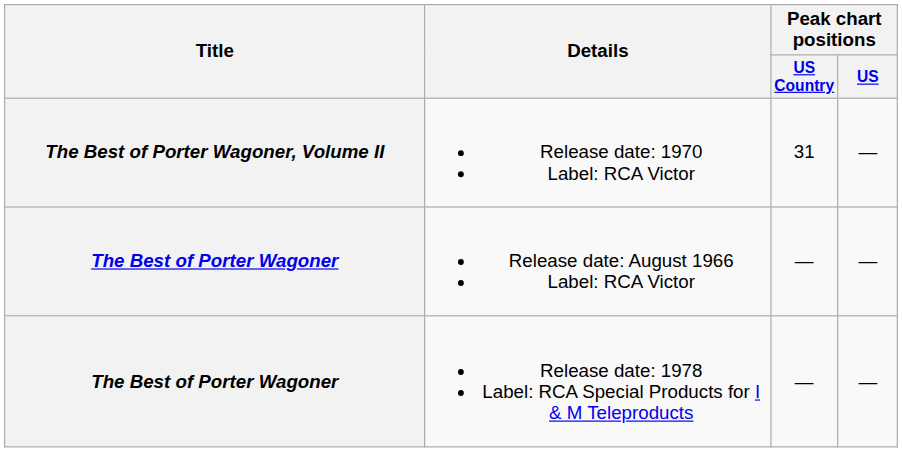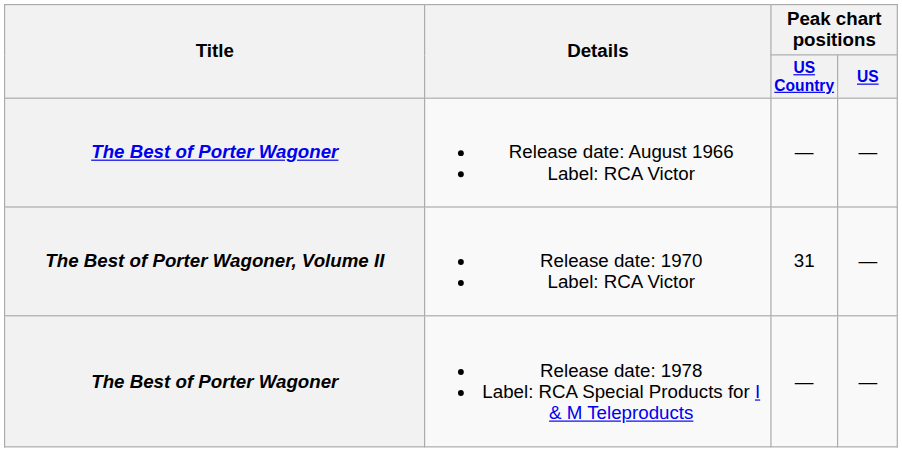rows swapped: (598, 272) <-> (598, 163)
